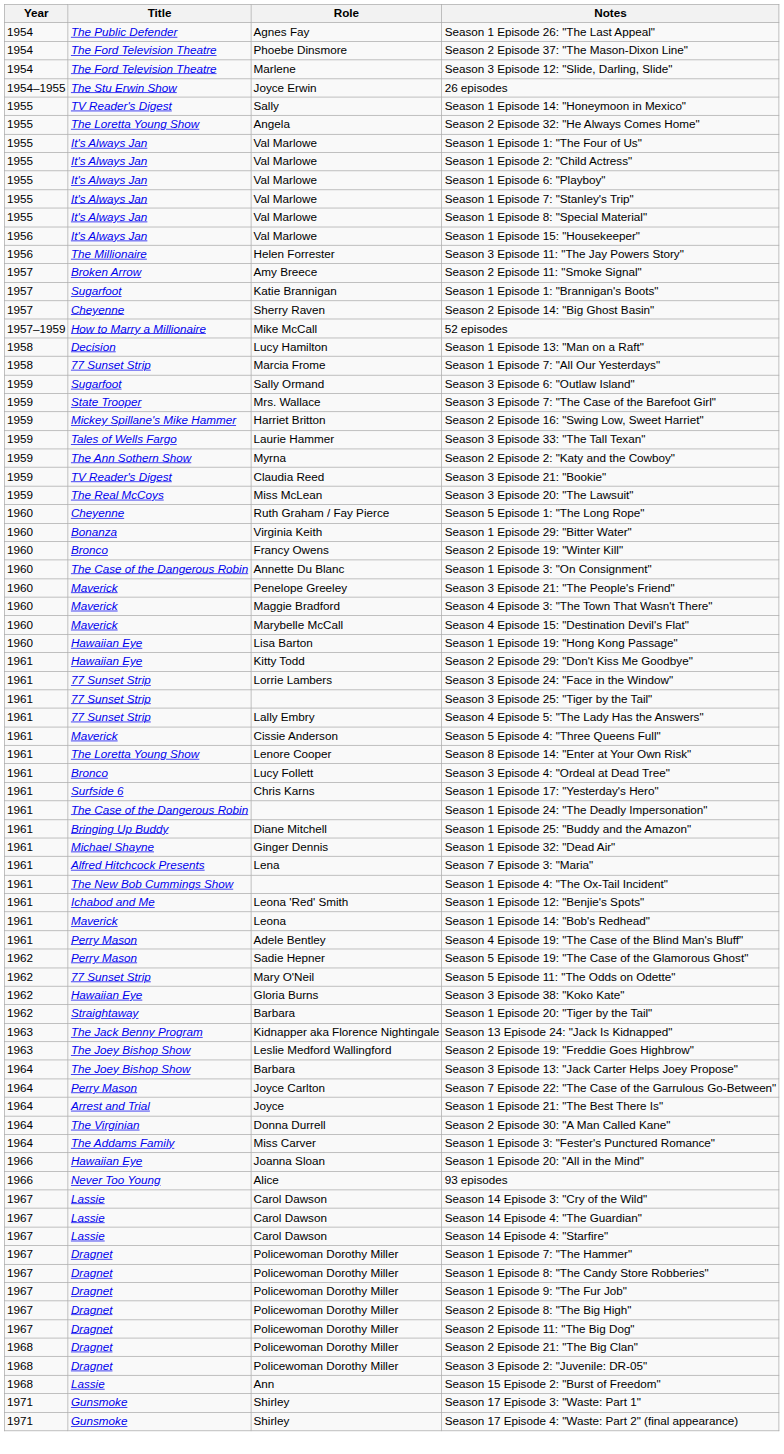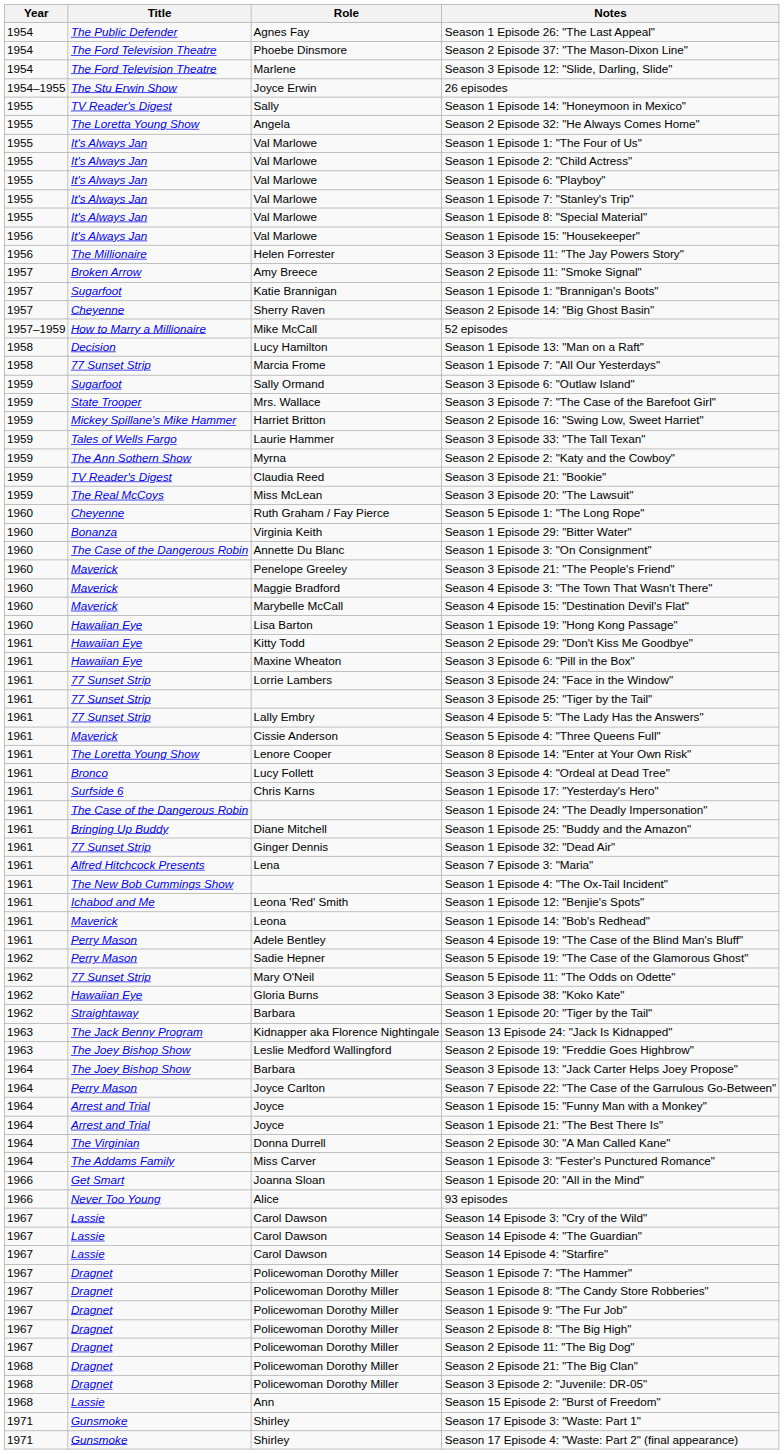- row: (534, 550)
+ row: (540, 662)
(112, 847) Michael Shayne -> (111, 847) 77 Sunset Strip
+ row: (576, 1106)
(107, 1162) Hawaiian Eye -> (98, 1180) Get Smart
